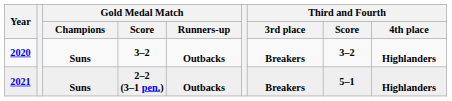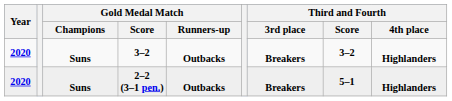(21, 82) 2021 -> (21, 82) 2020
